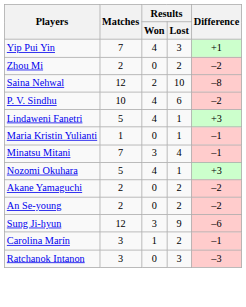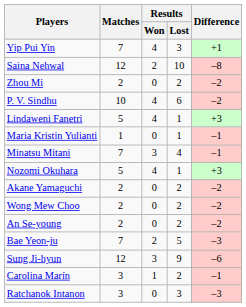rows swapped: (25, 65) <-> (36, 83)
+ row: (43, 206)
+ row: (32, 241)
